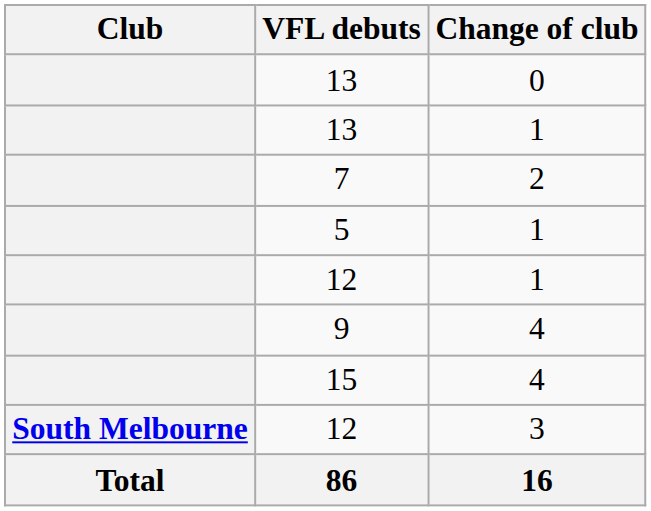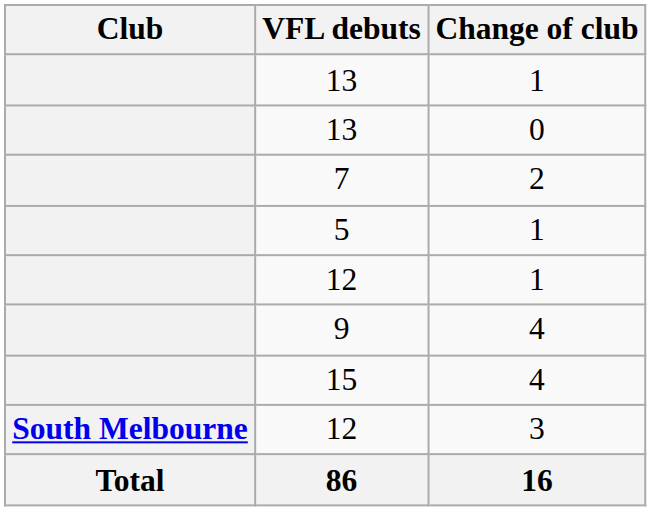rows swapped: (342, 129) <-> (342, 79)
